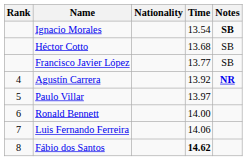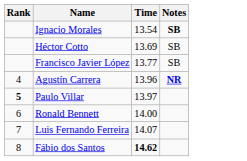- column: (159, 13)
(199, 46) 13.68 -> (146, 46) 13.69
(199, 80) 13.92 -> (146, 80) 13.96
(19, 97) normal -> (19, 97) bold
(199, 130) 14.06 -> (146, 130) 14.07
